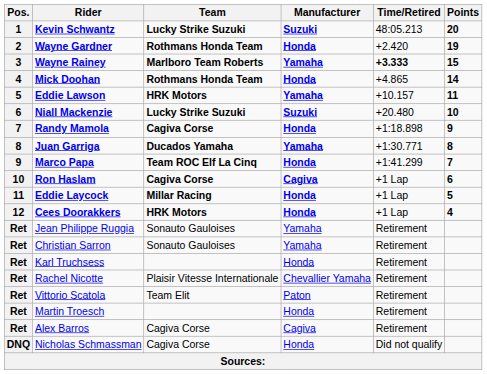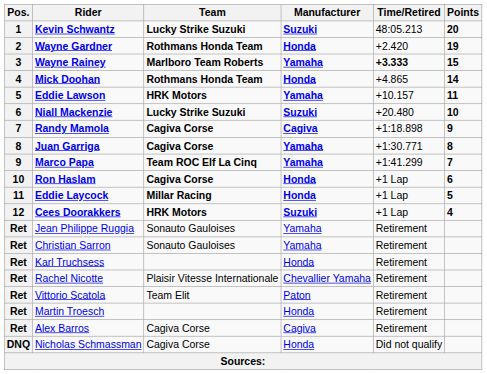(300, 129) Honda -> (300, 129) Cagiva
(190, 146) Ducados Yamaha -> (180, 146) Cagiva Corse
(300, 162) Honda -> (303, 162) Yamaha
(300, 179) Cagiva -> (300, 179) Honda
(300, 212) Honda -> (300, 212) Suzuki
